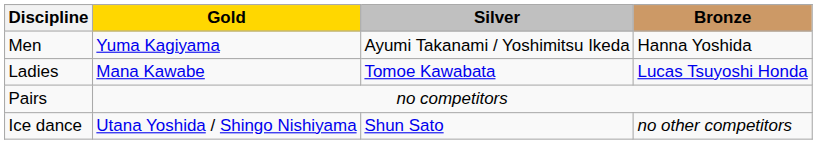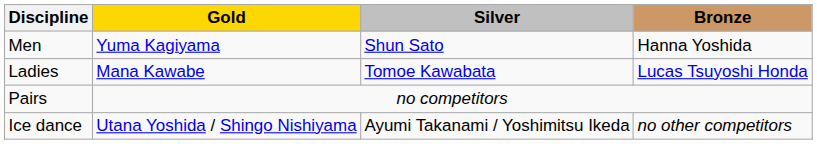(497, 44) Ayumi Takanami / Yoshimitsu Ikeda -> (404, 44) Shun Sato
(404, 125) Shun Sato -> (497, 125) Ayumi Takanami / Yoshimitsu Ikeda
